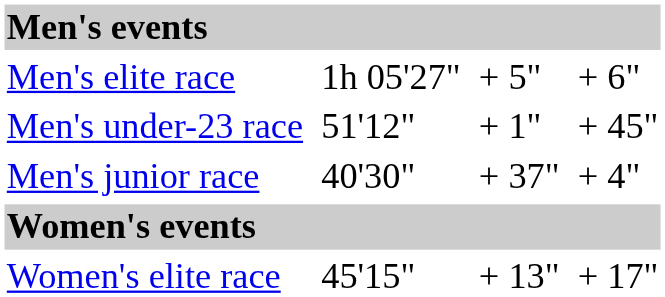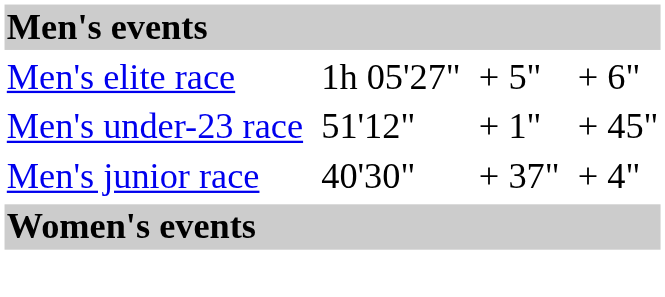- row: (144, 276)
